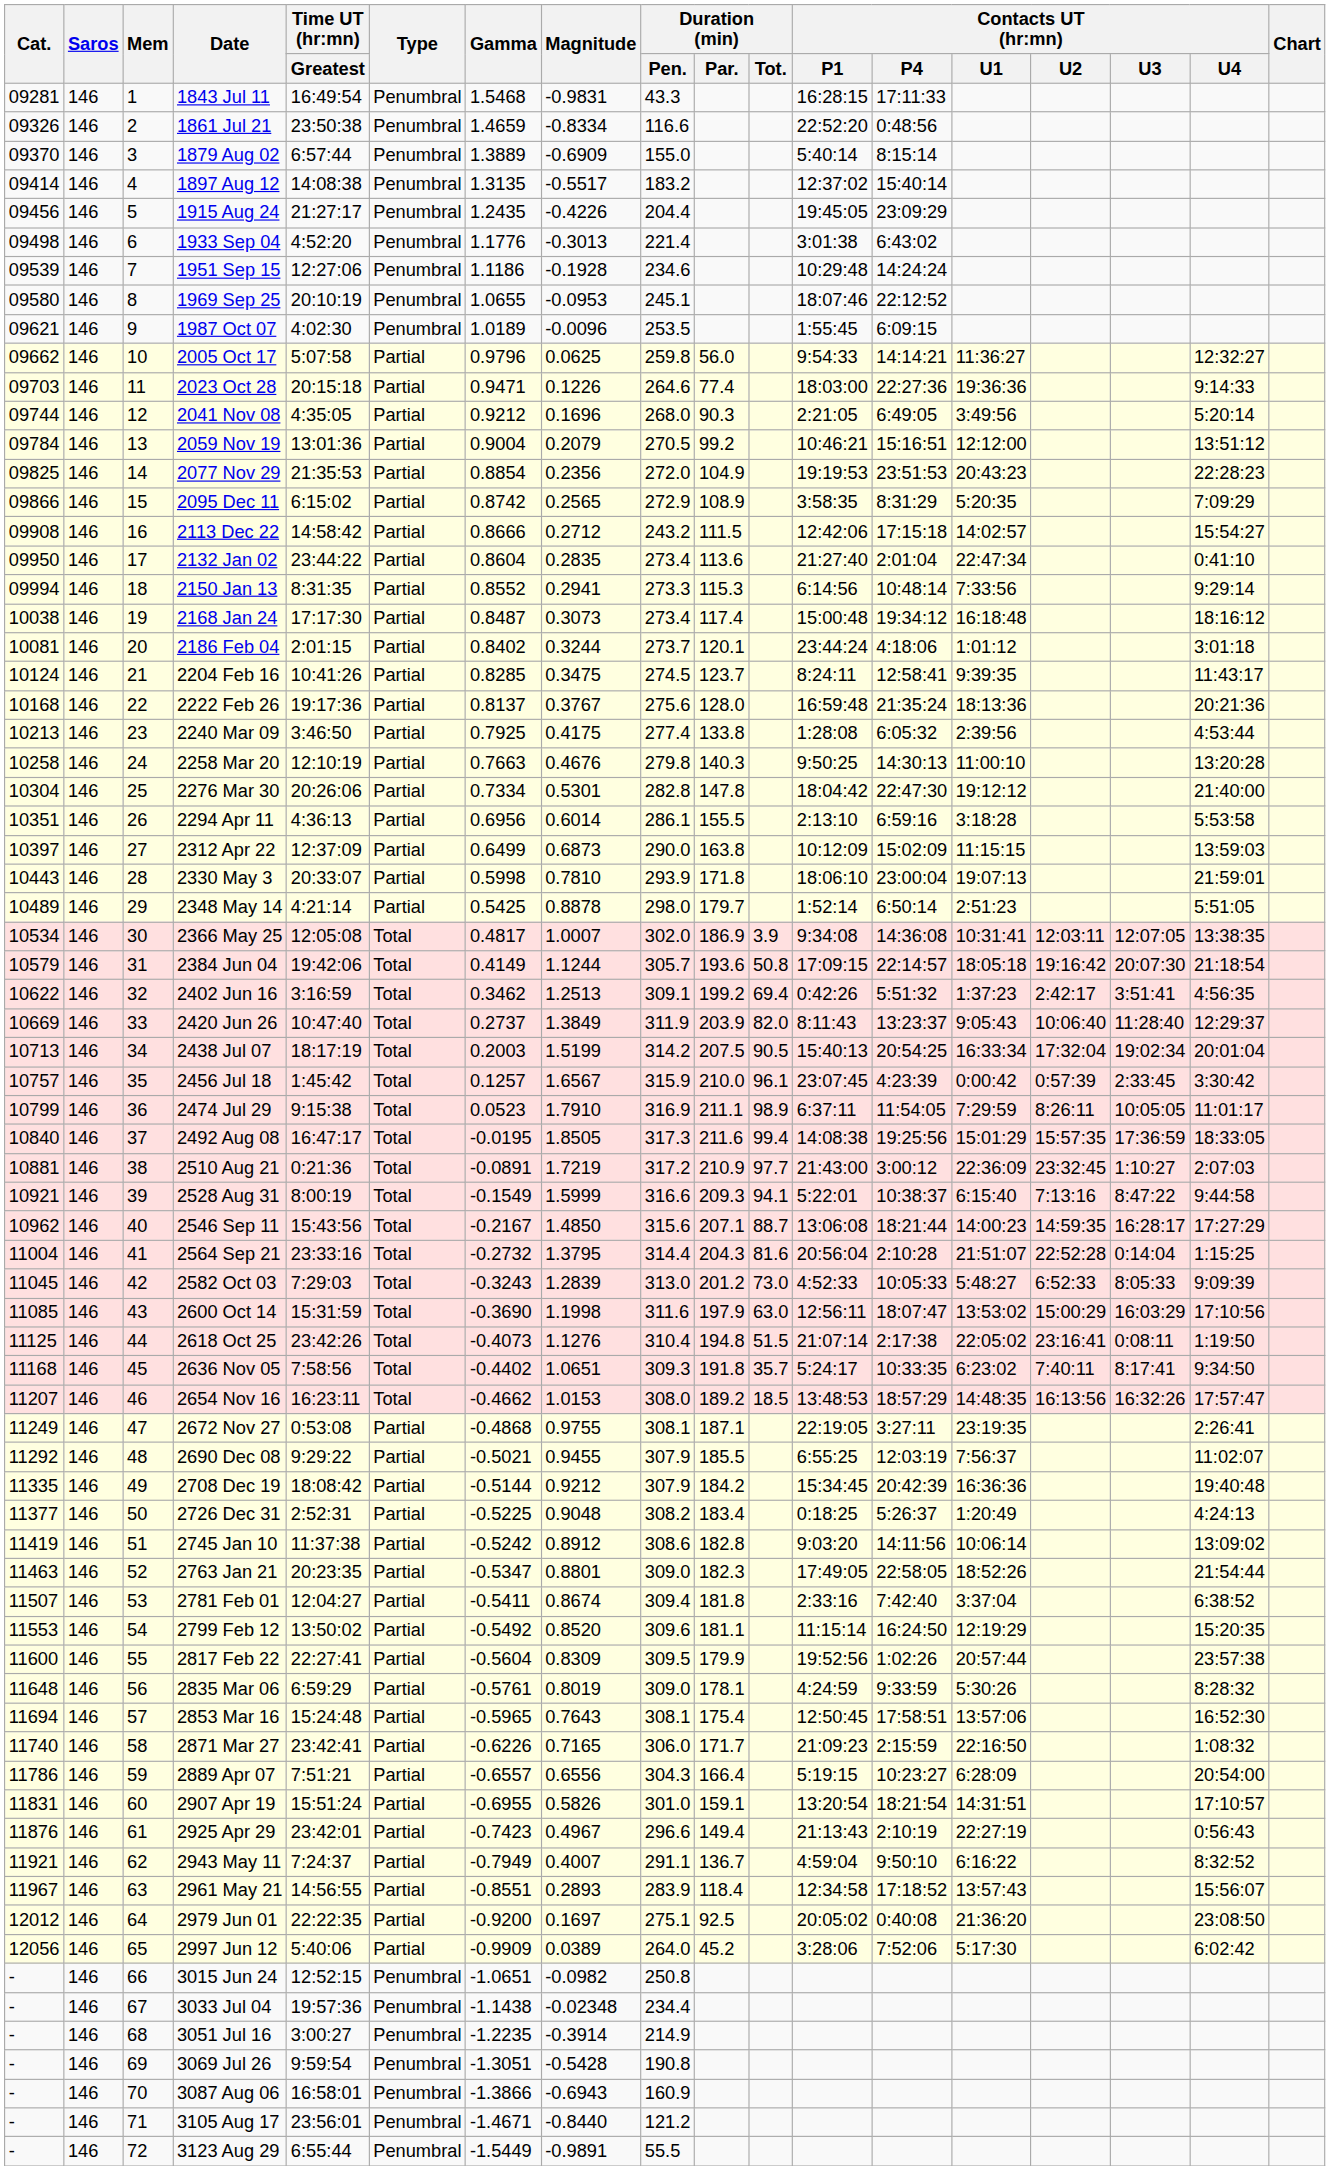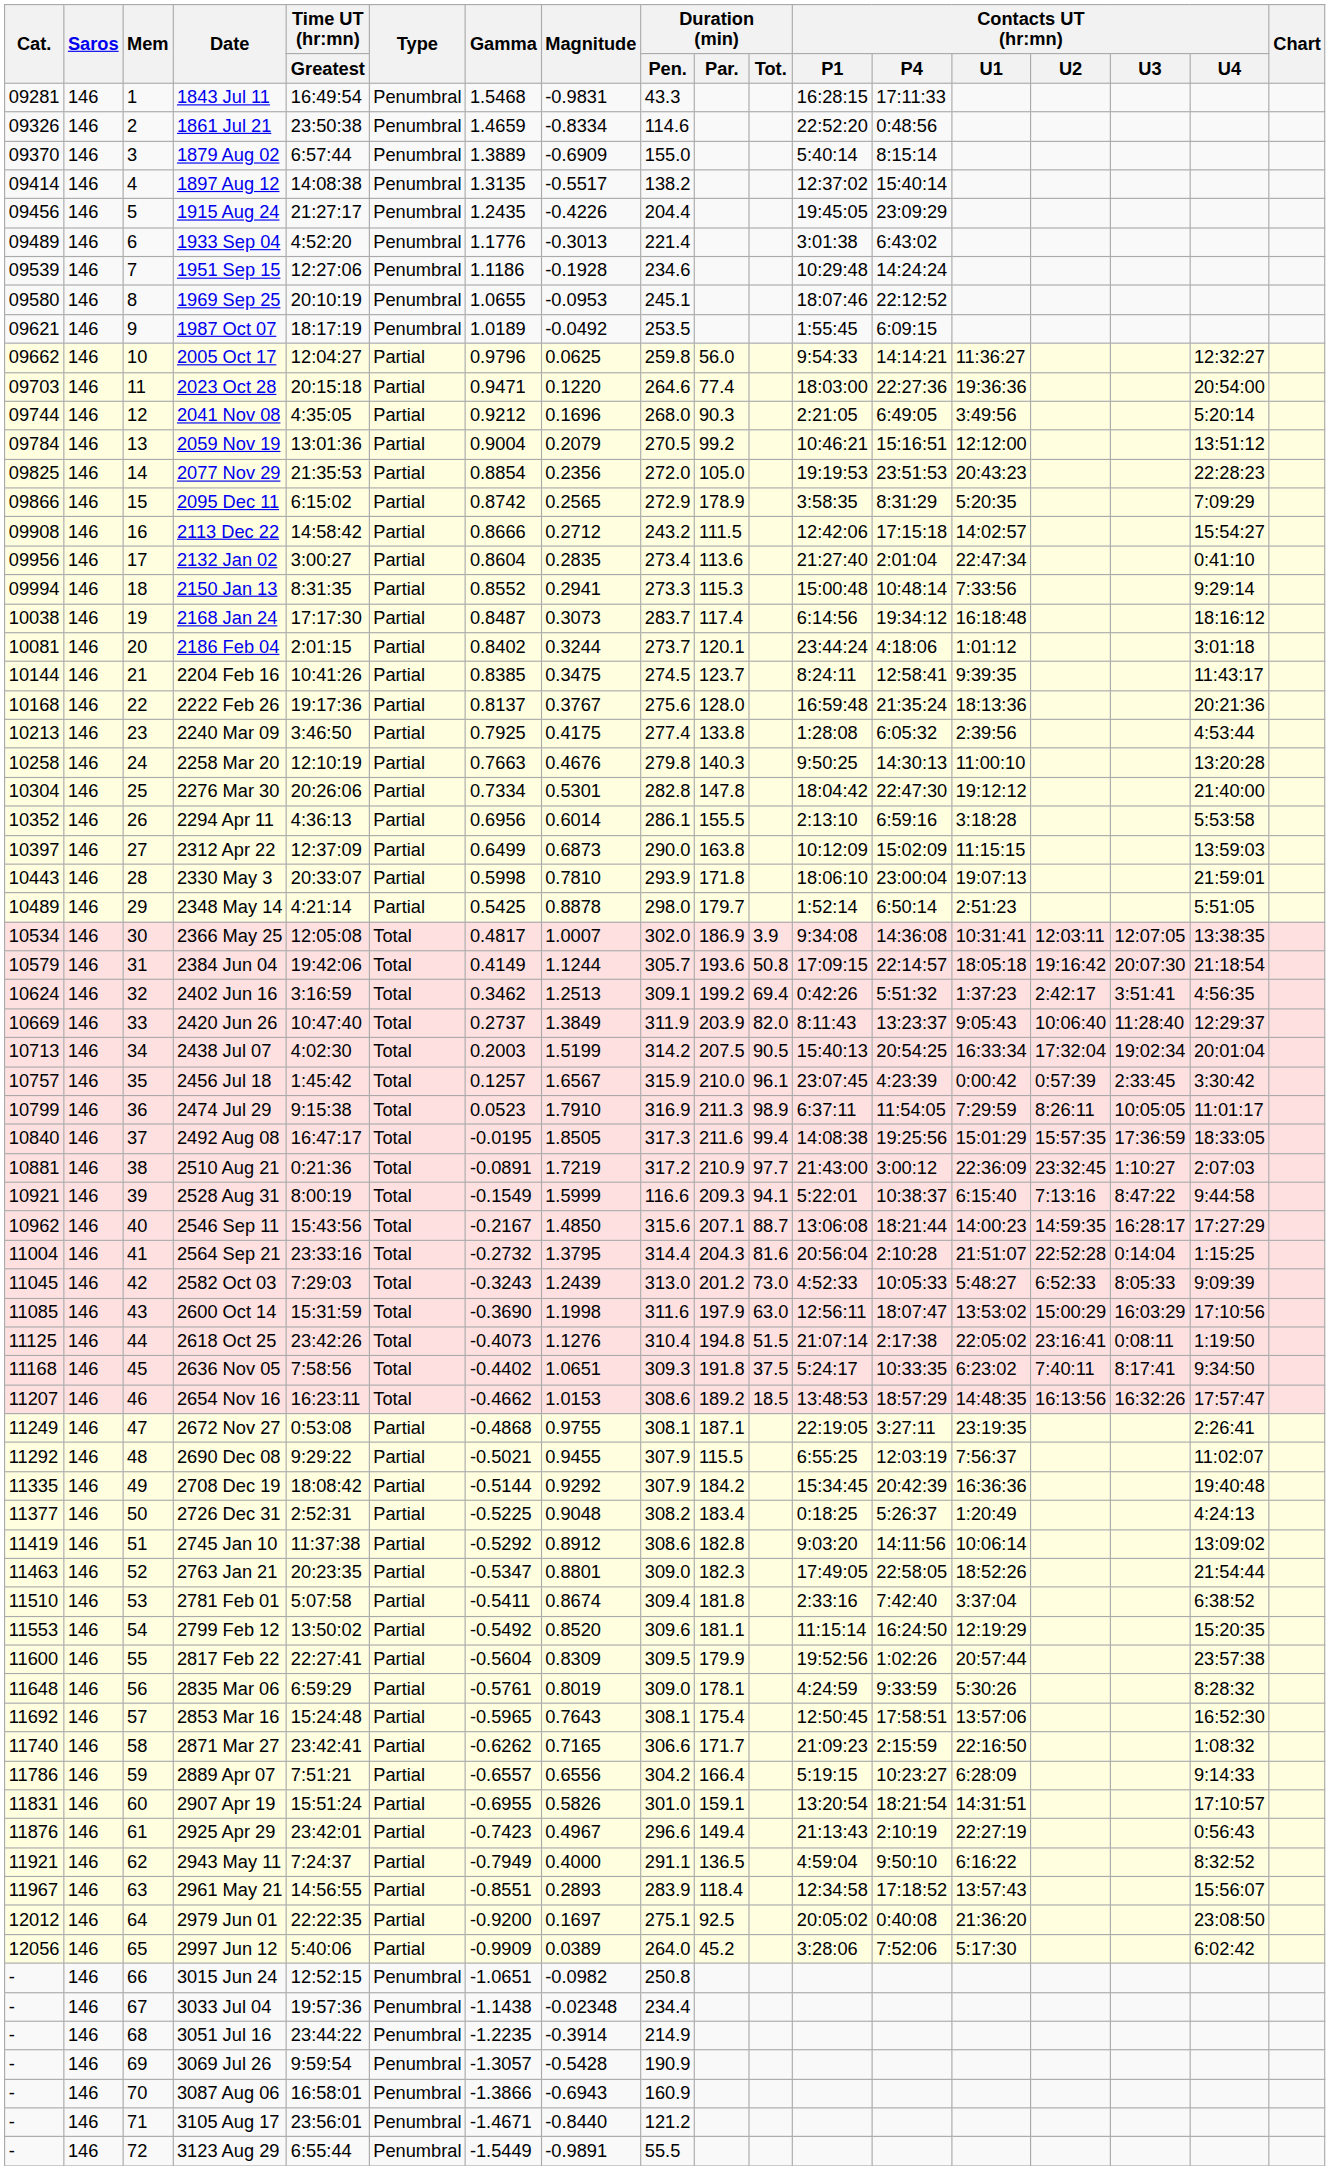(667, 126) 116.6 -> (667, 126) 114.6
(668, 184) 183.2 -> (668, 184) 138.2
(34, 241) 09498 -> (34, 241) 09489
(321, 328) 4:02:30 -> (326, 328) 18:17:19
(576, 328) -0.0096 -> (576, 328) -0.0492
(321, 357) 5:07:58 -> (326, 357) 12:04:27
(573, 386) 0.1226 -> (573, 386) 0.1220
(1224, 386) 9:14:33 -> (1229, 386) 20:54:00
(722, 473) 104.9 -> (722, 473) 105.0
(722, 502) 108.9 -> (722, 502) 178.9
(34, 560) 09950 -> (34, 560) 09956
(326, 560) 23:44:22 -> (321, 560) 3:00:27
(827, 589) 6:14:56 -> (832, 589) 15:00:48
(668, 618) 273.4 -> (668, 618) 283.7
(832, 618) 15:00:48 -> (827, 618) 6:14:56
(34, 675) 10124 -> (34, 675) 10144
(498, 675) 0.8285 -> (498, 675) 0.8385
(34, 820) 10351 -> (34, 820) 10352
(34, 994) 10622 -> (34, 994) 10624
(326, 1051) 18:17:19 -> (321, 1051) 4:02:30
(721, 1109) 211.1 -> (721, 1109) 211.3
(668, 1196) 316.6 -> (667, 1196) 116.6
(573, 1283) 1.2839 -> (573, 1283) 1.2439
(771, 1370) 35.7 -> (771, 1370) 37.5
(668, 1399) 308.0 -> (668, 1399) 308.6
(722, 1456) 185.5 -> (721, 1456) 115.5
(573, 1485) 0.9212 -> (573, 1485) 0.9292
(501, 1543) -0.5242 -> (501, 1543) -0.5292
(33, 1601) 11507 -> (33, 1601) 11510
(326, 1601) 12:04:27 -> (321, 1601) 5:07:58
(33, 1717) 11694 -> (33, 1717) 11692
(501, 1746) -0.6226 -> (501, 1746) -0.6262
(668, 1746) 306.0 -> (668, 1746) 306.6
(668, 1775) 304.3 -> (668, 1775) 304.2
(1229, 1775) 20:54:00 -> (1224, 1775) 9:14:33
(573, 1861) 0.4007 -> (573, 1861) 0.4000
(722, 1861) 136.7 -> (722, 1861) 136.5
(321, 2035) 3:00:27 -> (326, 2035) 23:44:22
(501, 2064) -1.3051 -> (501, 2064) -1.3057
(668, 2064) 190.8 -> (668, 2064) 190.9
